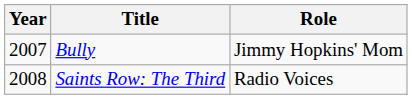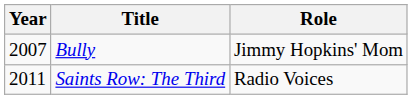(28, 79) 2008 -> (27, 79) 2011
